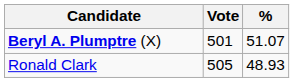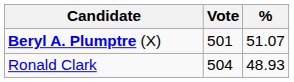(220, 65) 505 -> (220, 65) 504
